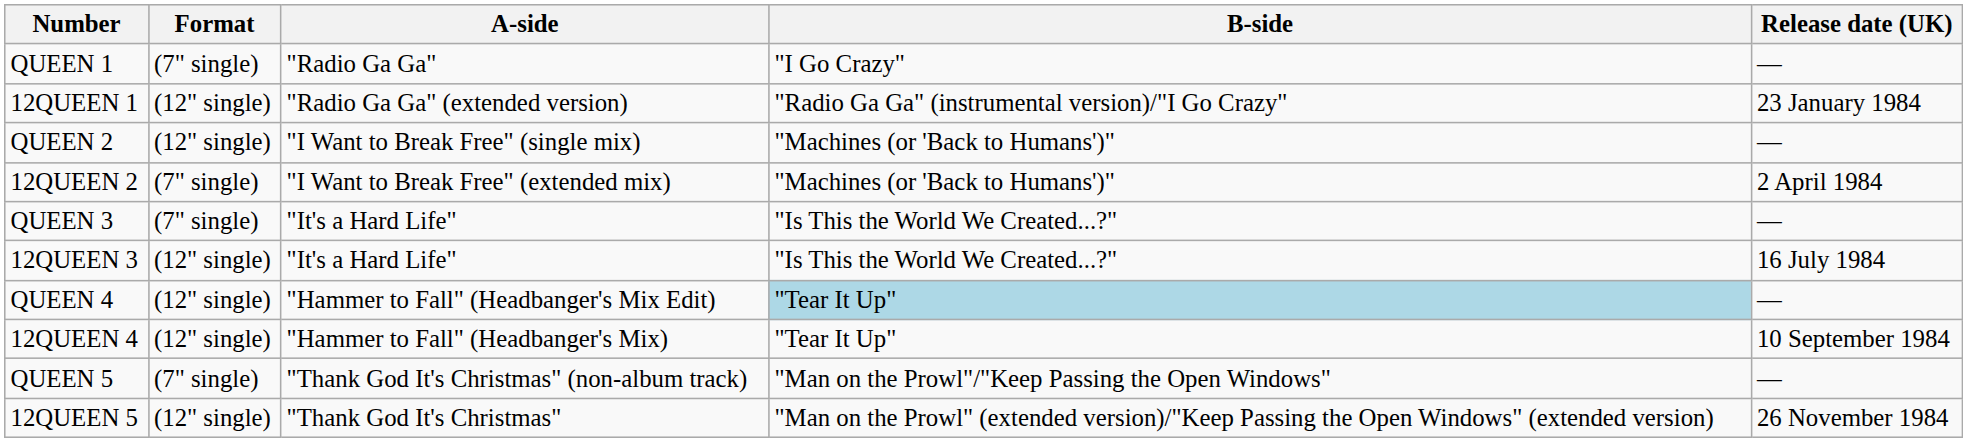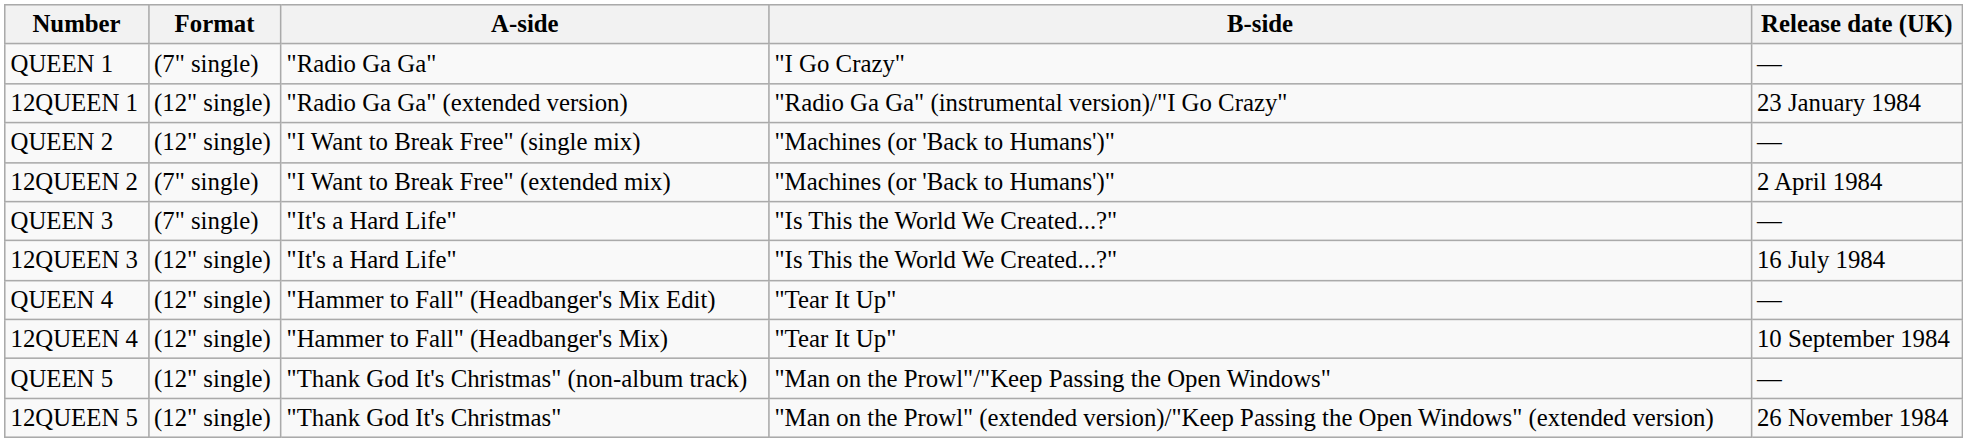(835, 299) lightblue background -> (835, 299) no background
(206, 378) (7" single) -> (212, 378) (12" single)
